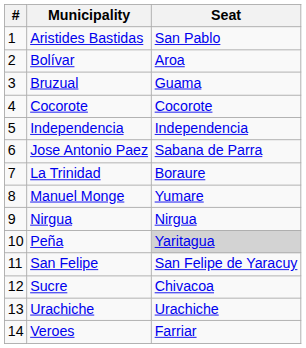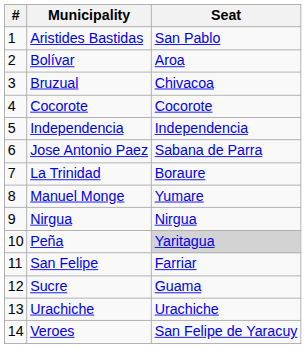(178, 83) Guama -> (184, 83) Chivacoa
(226, 264) San Felipe de Yaracuy -> (176, 264) Farriar
(184, 286) Chivacoa -> (178, 286) Guama
(176, 331) Farriar -> (226, 331) San Felipe de Yaracuy
